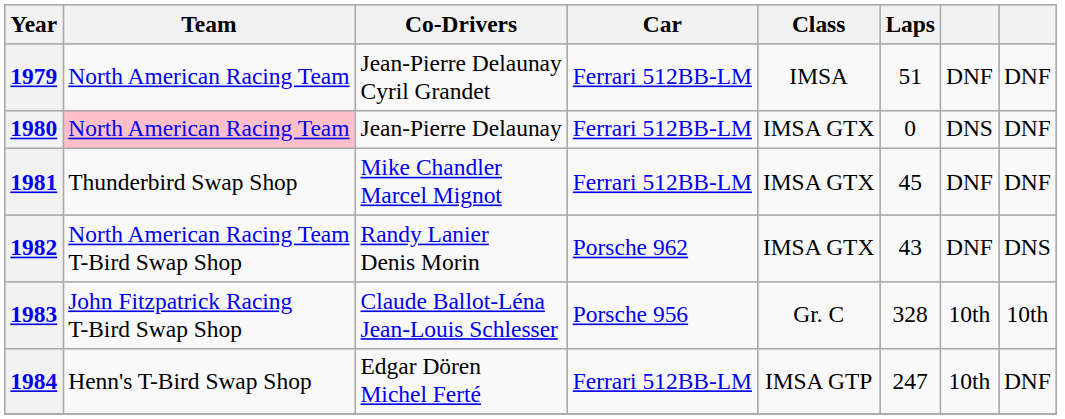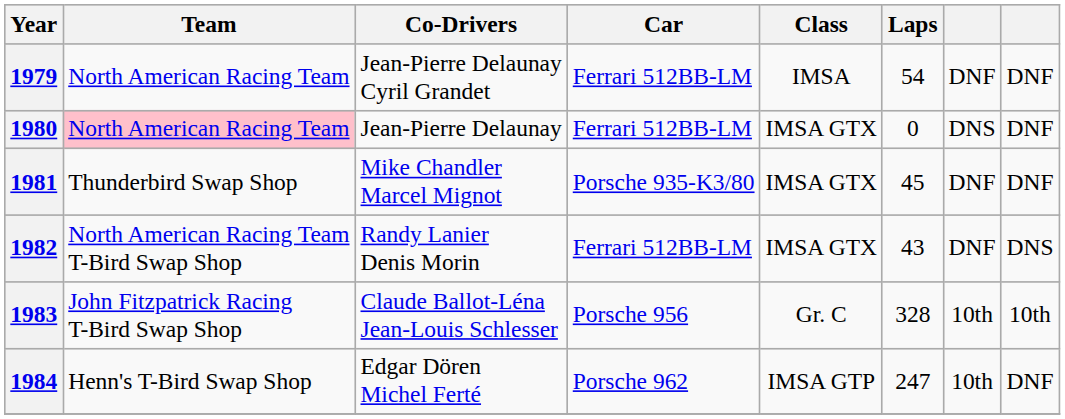(910, 76) 51 -> (913, 76) 54
(662, 181) Ferrari 512BB-LM -> (664, 181) Porsche 935-K3/80
(630, 248) Porsche 962 -> (662, 248) Ferrari 512BB-LM
(662, 381) Ferrari 512BB-LM -> (630, 381) Porsche 962
